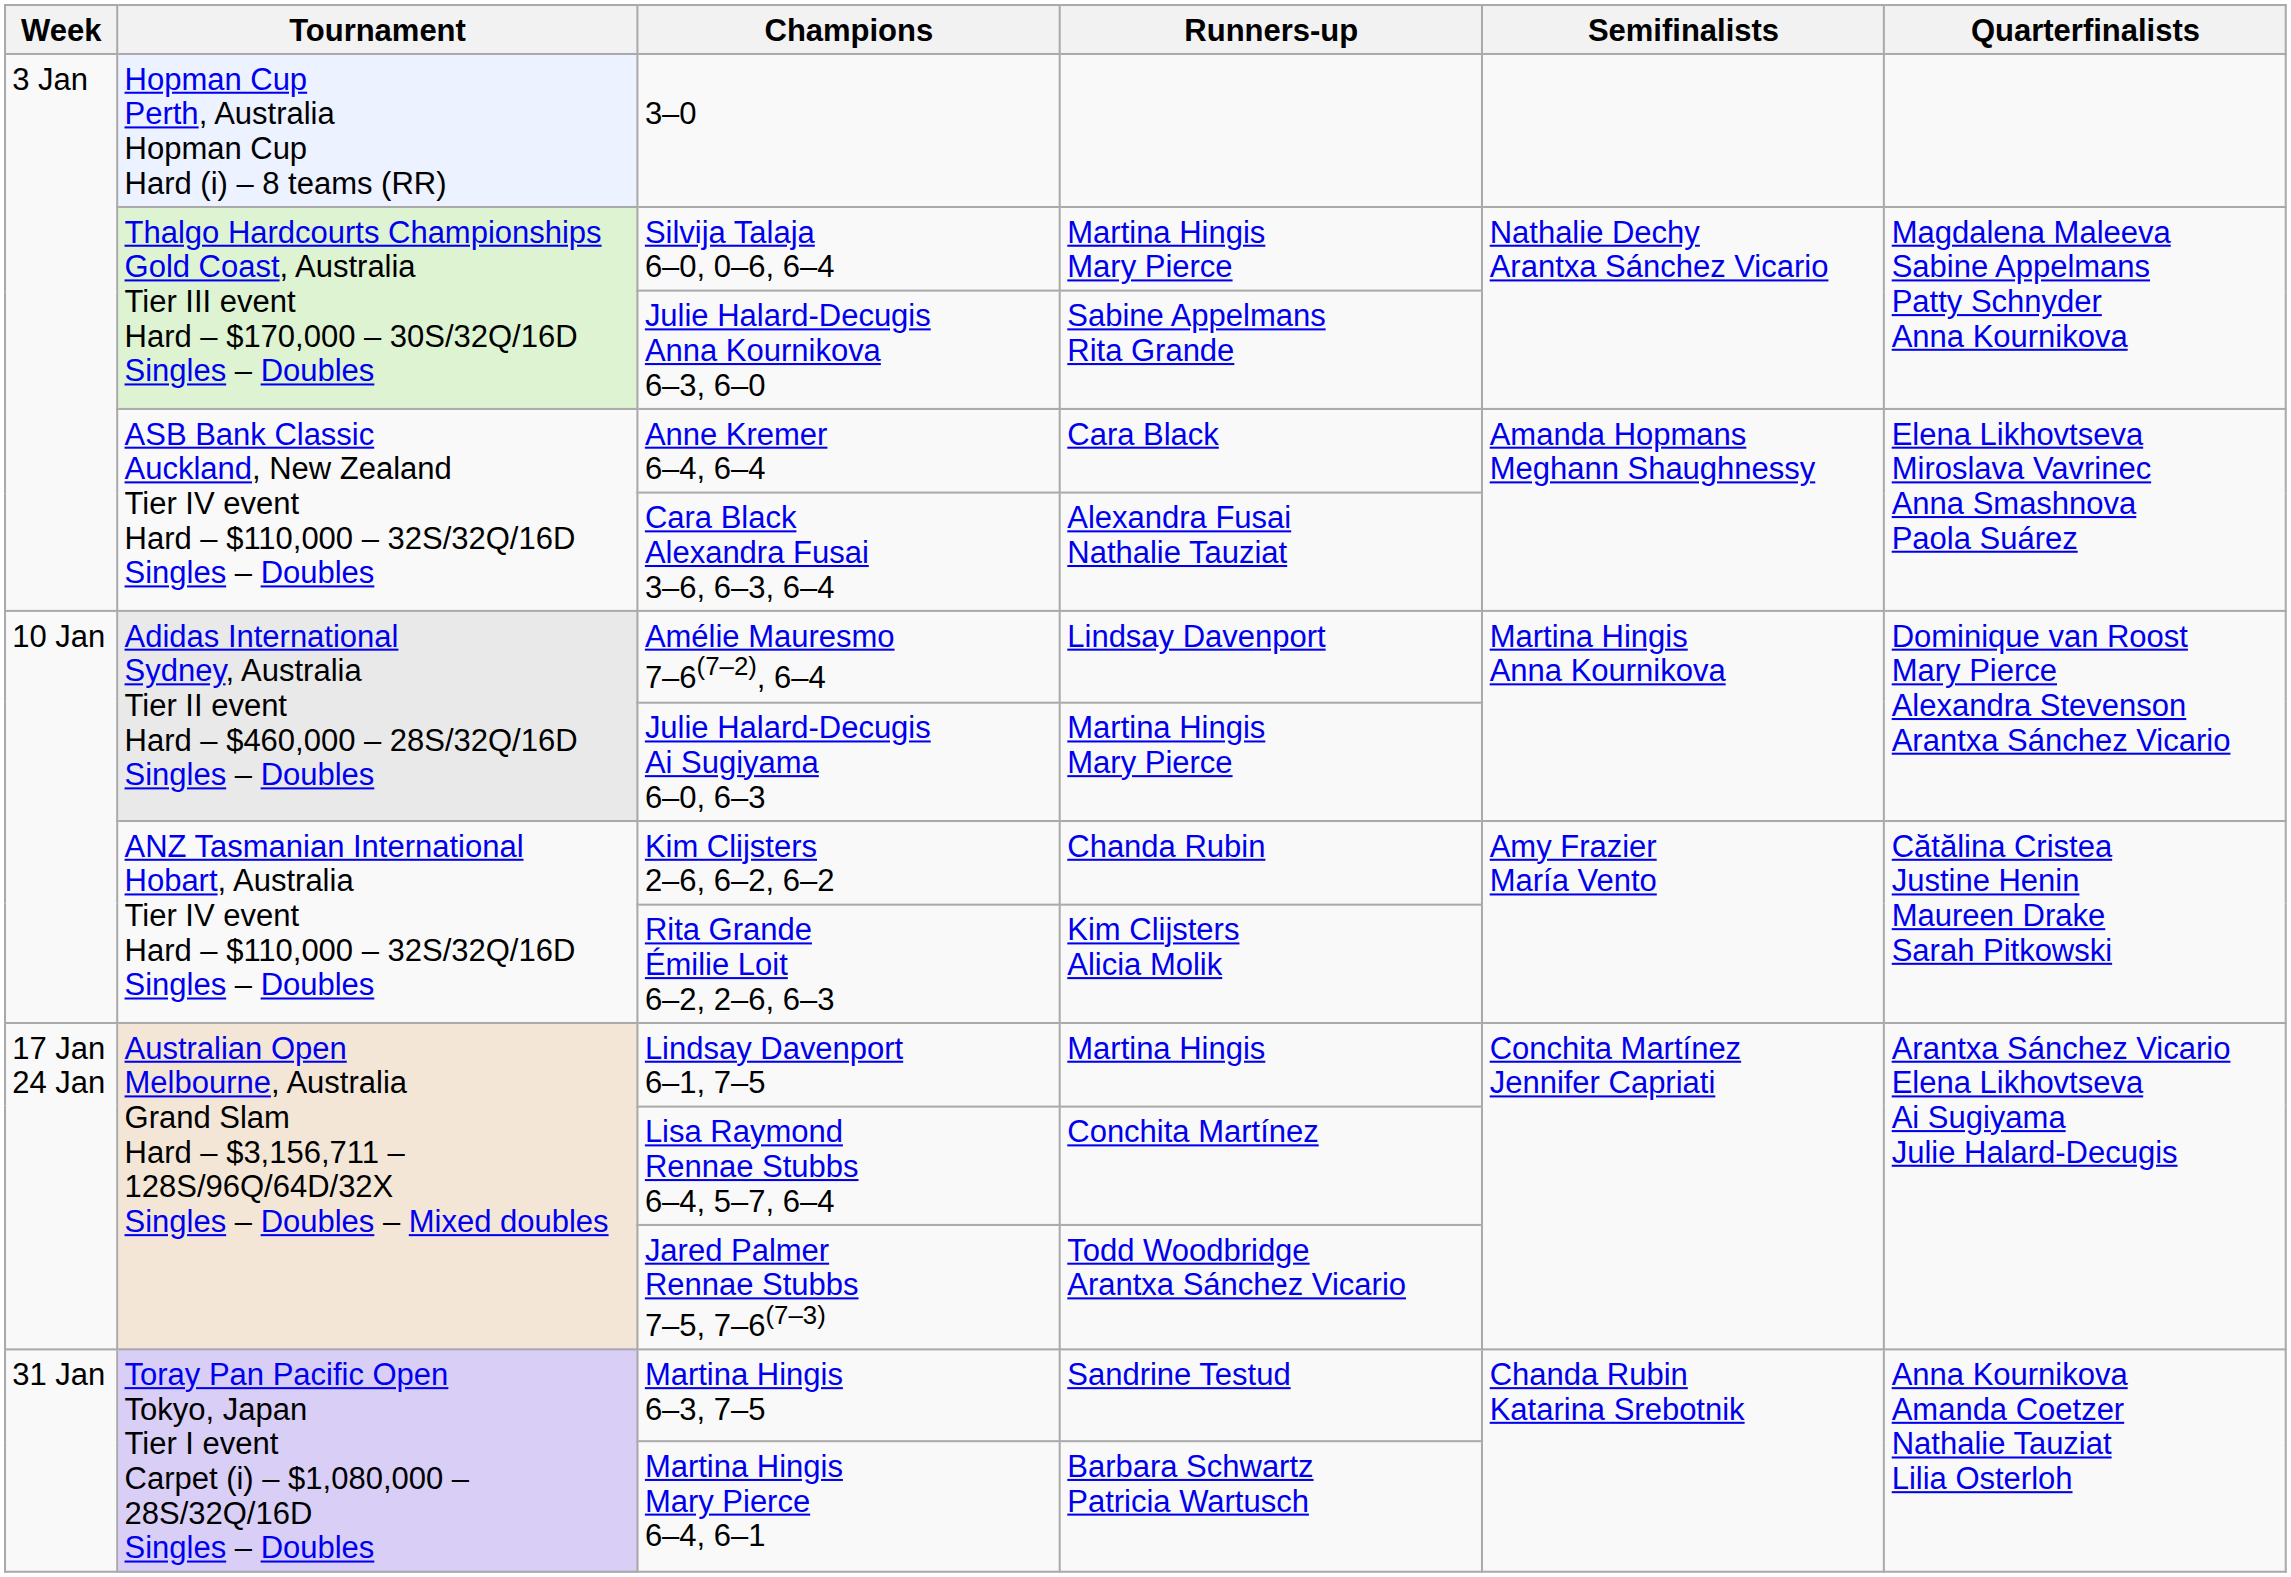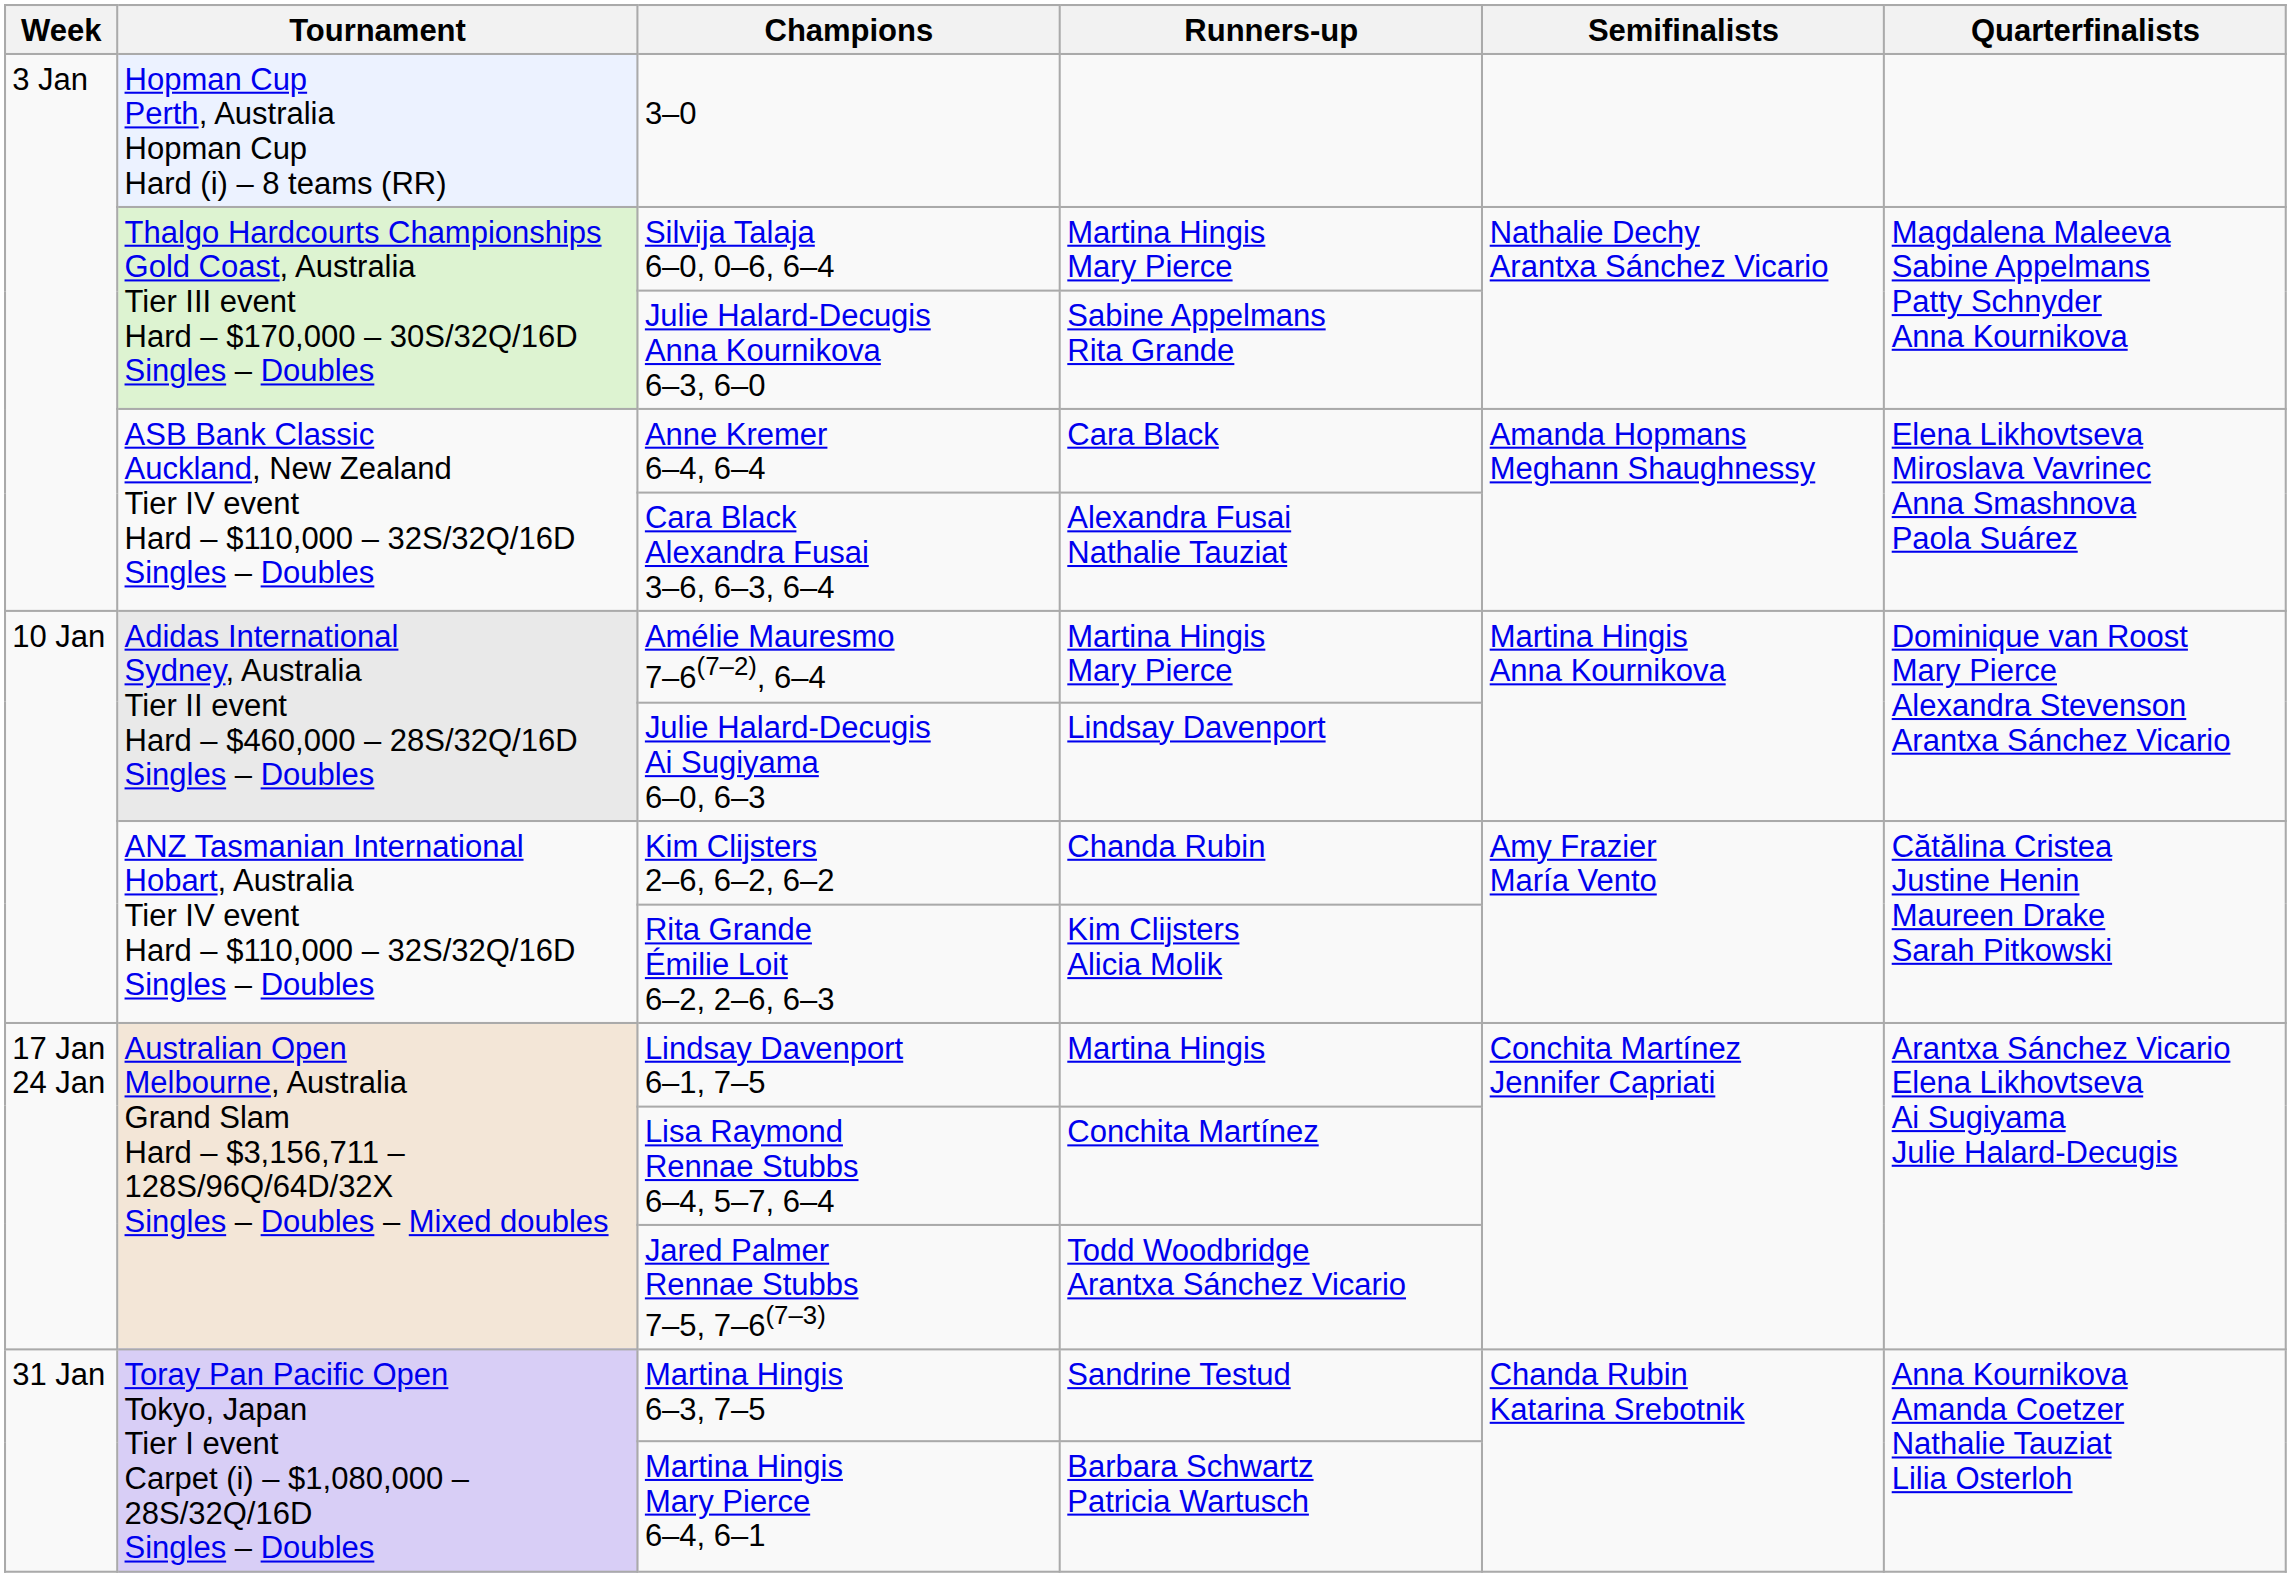(1196, 636) Lindsay Davenport -> (1166, 654) Martina Hingis Mary Pierce
(1166, 744) Martina Hingis Mary Pierce -> (1196, 726) Lindsay Davenport
